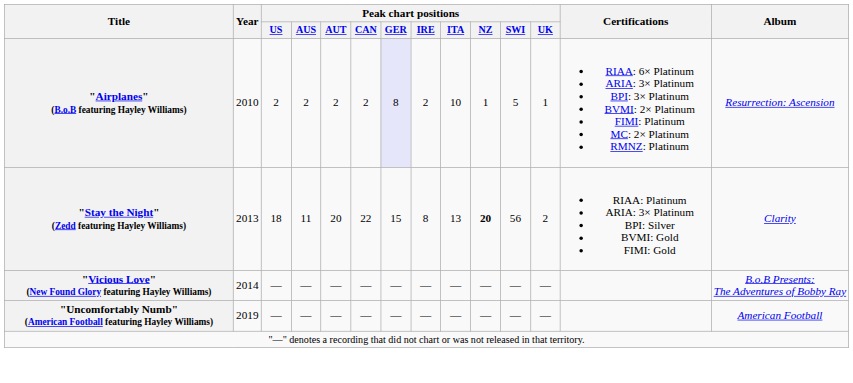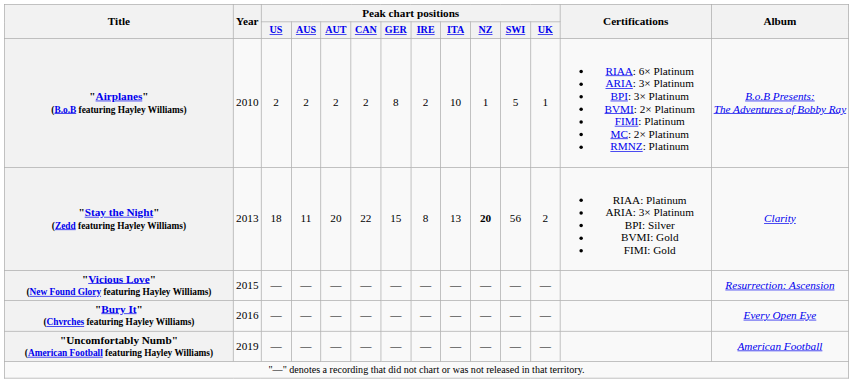(396, 103) lavender background -> (396, 103) no background
(780, 103) Resurrection: Ascension -> (780, 103) B.o.B Presents: The Adventures of Bobby Ray
(247, 285) 2014 -> (247, 285) 2015
(780, 285) B.o.B Presents: The Adventures of Bobby Ray -> (780, 285) Resurrection: Ascension
+ row: (119, 315)
